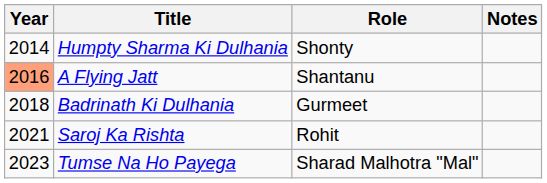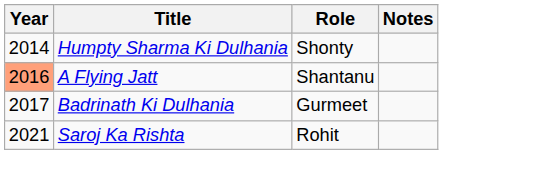(29, 105) 2018 -> (29, 105) 2017
- row: (147, 163)
